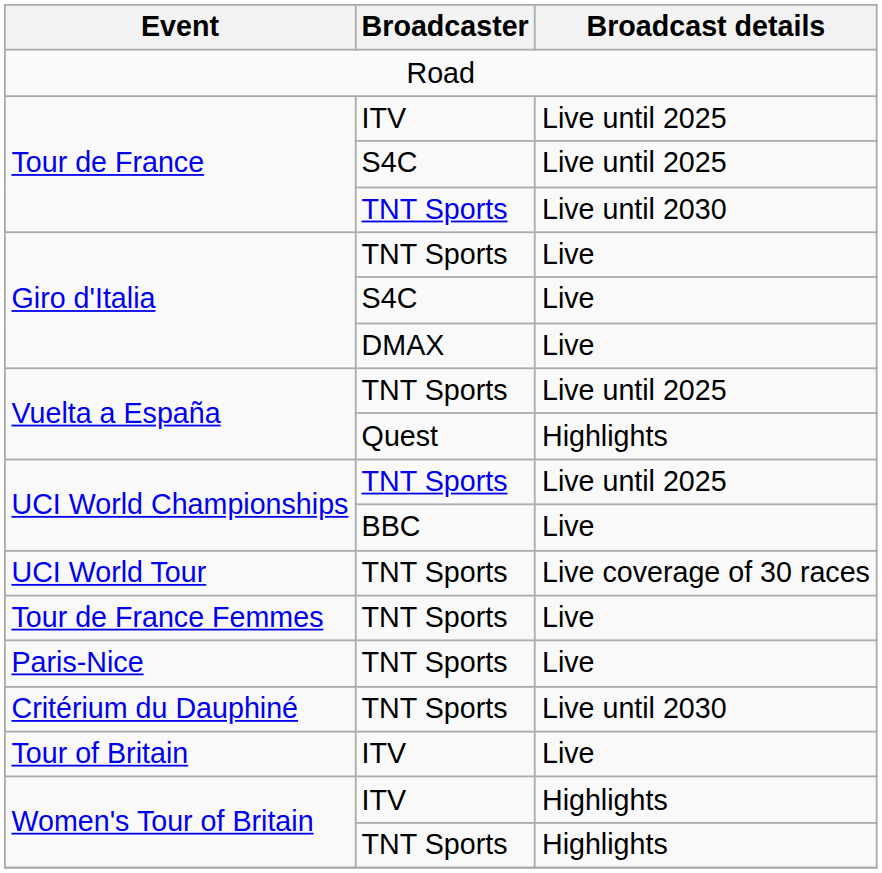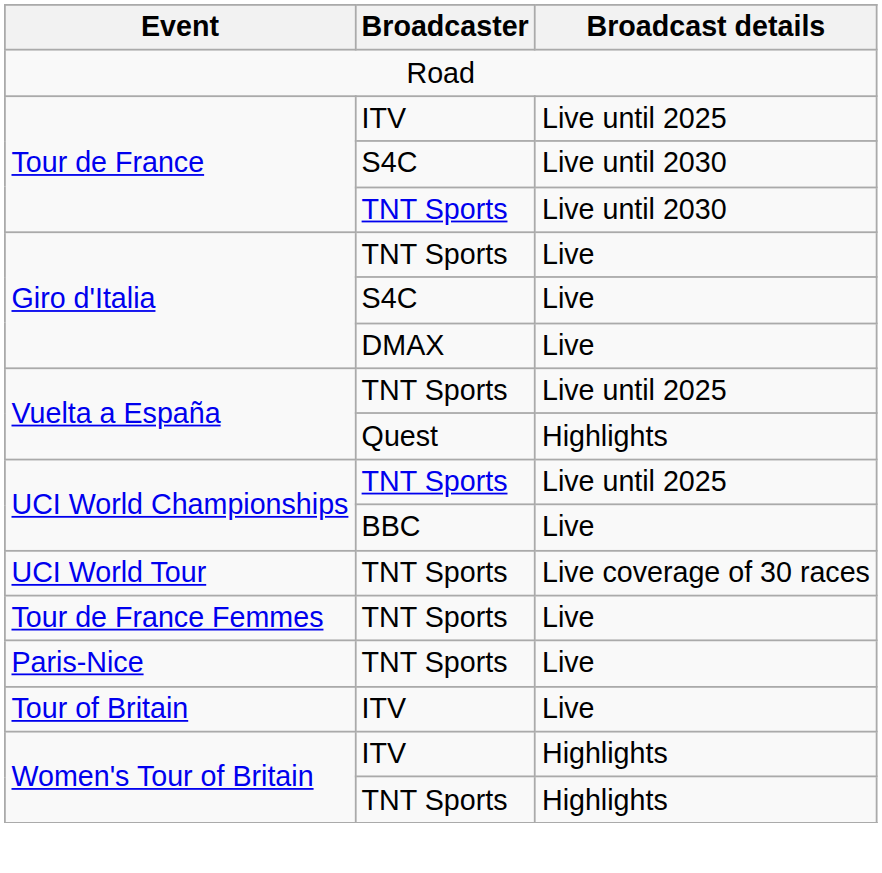(634, 163) Live until 2025 -> (634, 163) Live until 2030
- row: (155, 708)
